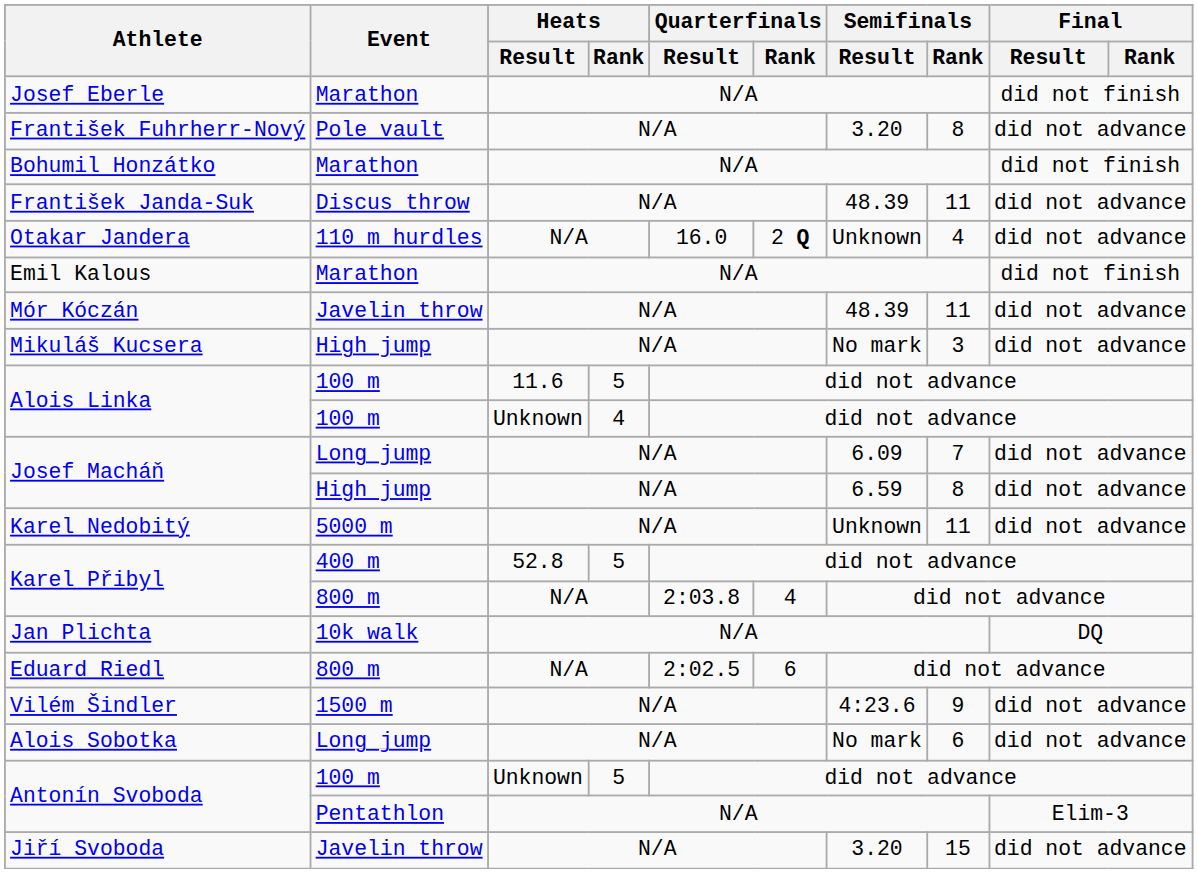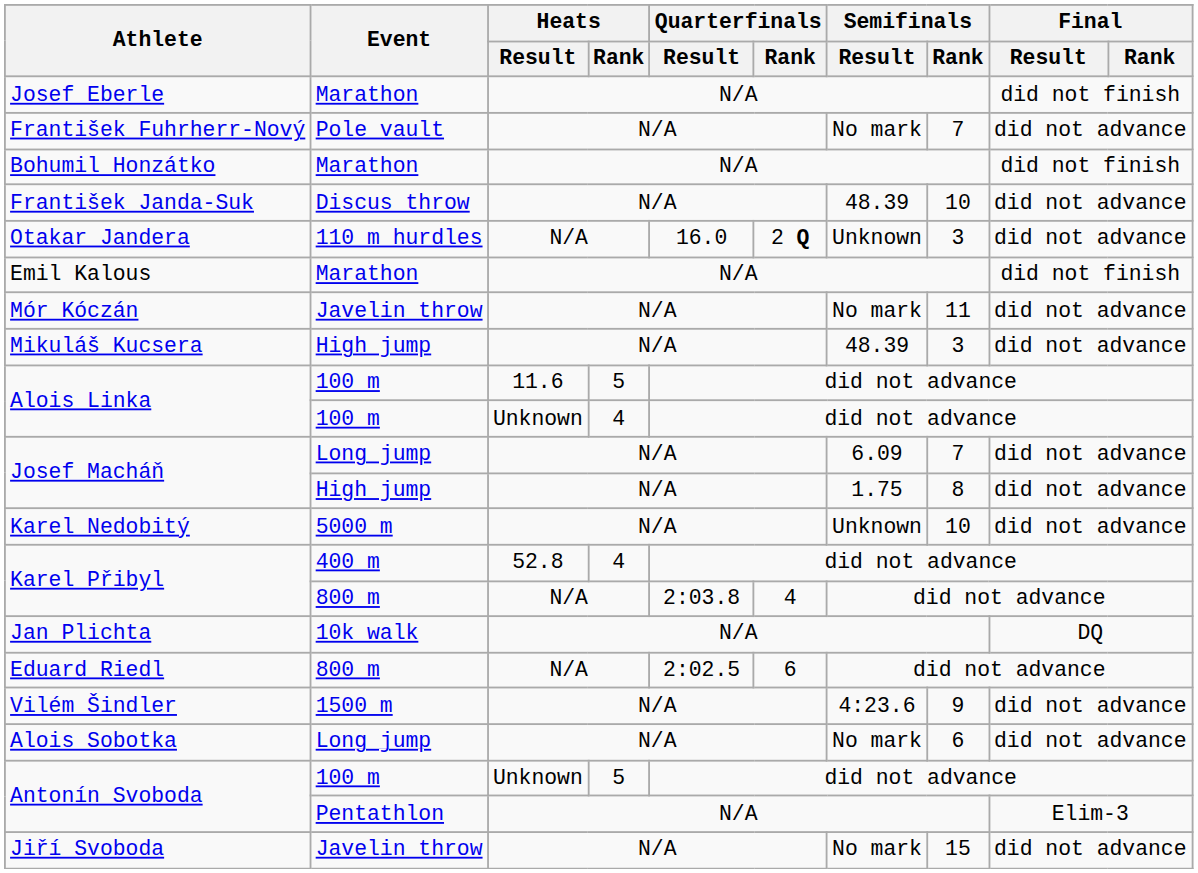(877, 131) 3.20 -> (877, 131) No mark
(958, 131) 8 -> (958, 131) 7
(958, 202) 11 -> (958, 202) 10
(958, 238) 4 -> (958, 238) 3
(877, 310) 48.39 -> (877, 310) No mark
(877, 346) No mark -> (877, 346) 48.39
(877, 490) 6.59 -> (877, 490) 1.75
(958, 526) 11 -> (958, 526) 10
(619, 562) 5 -> (619, 562) 4
(877, 850) 3.20 -> (877, 850) No mark
